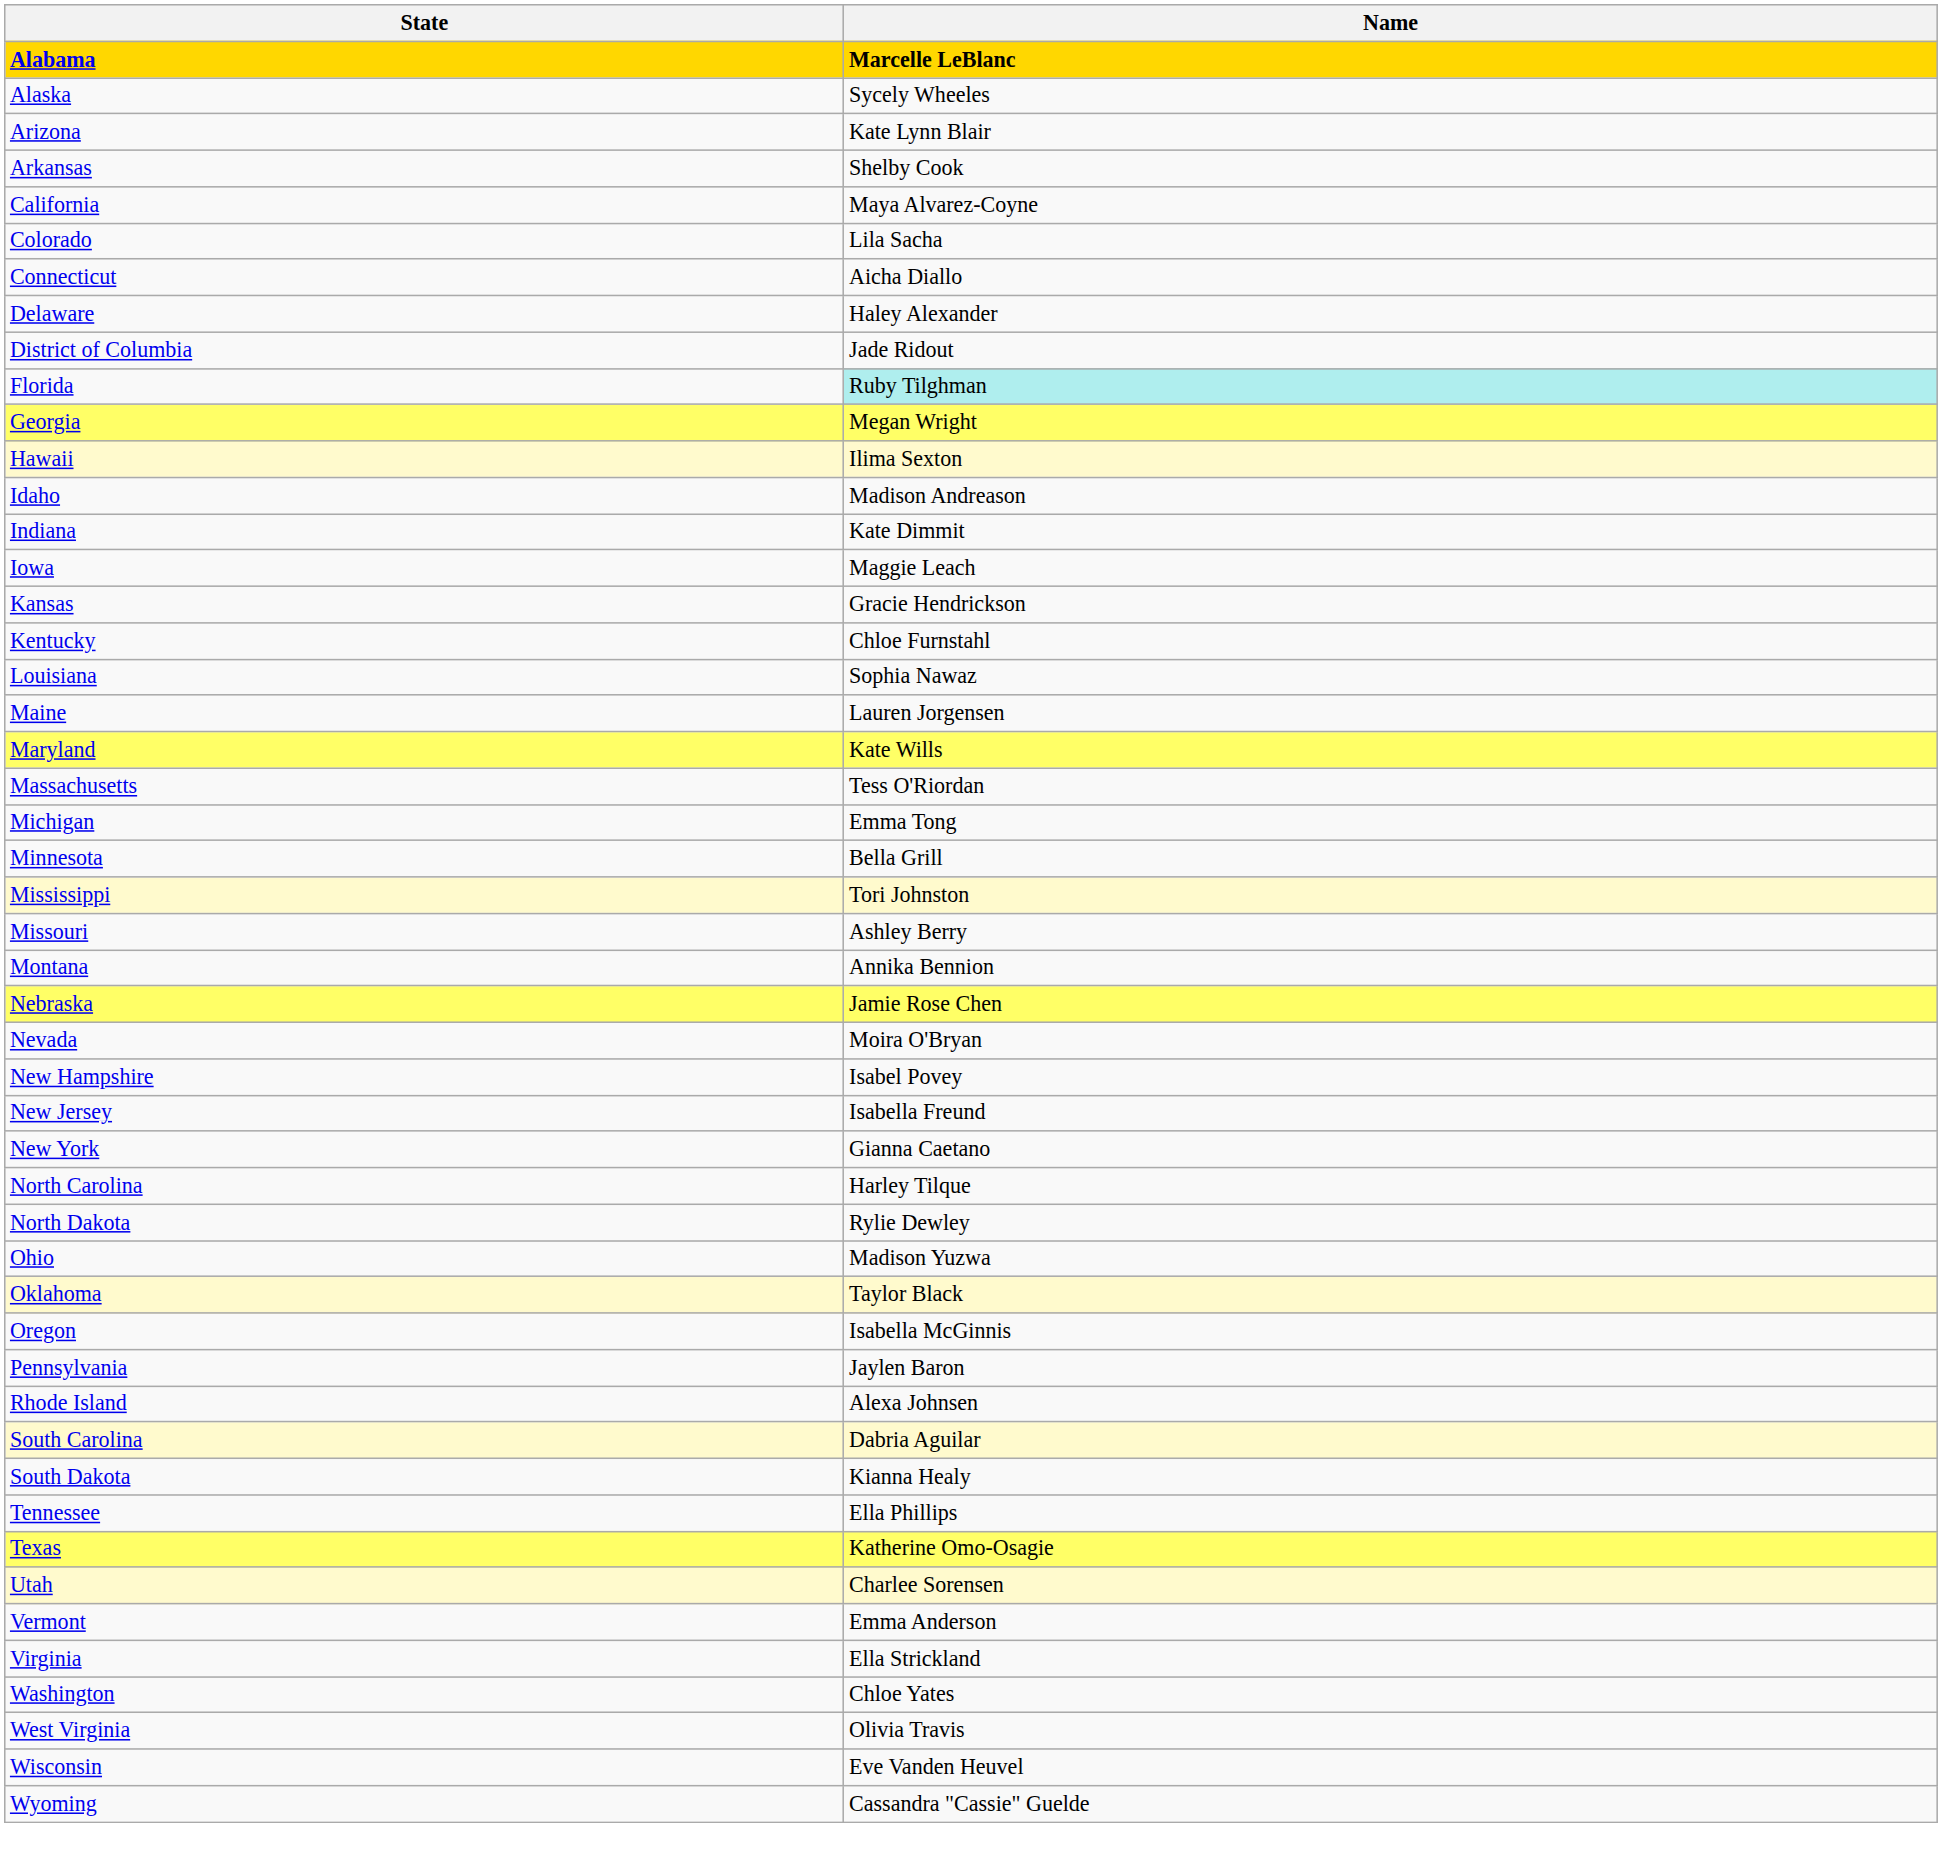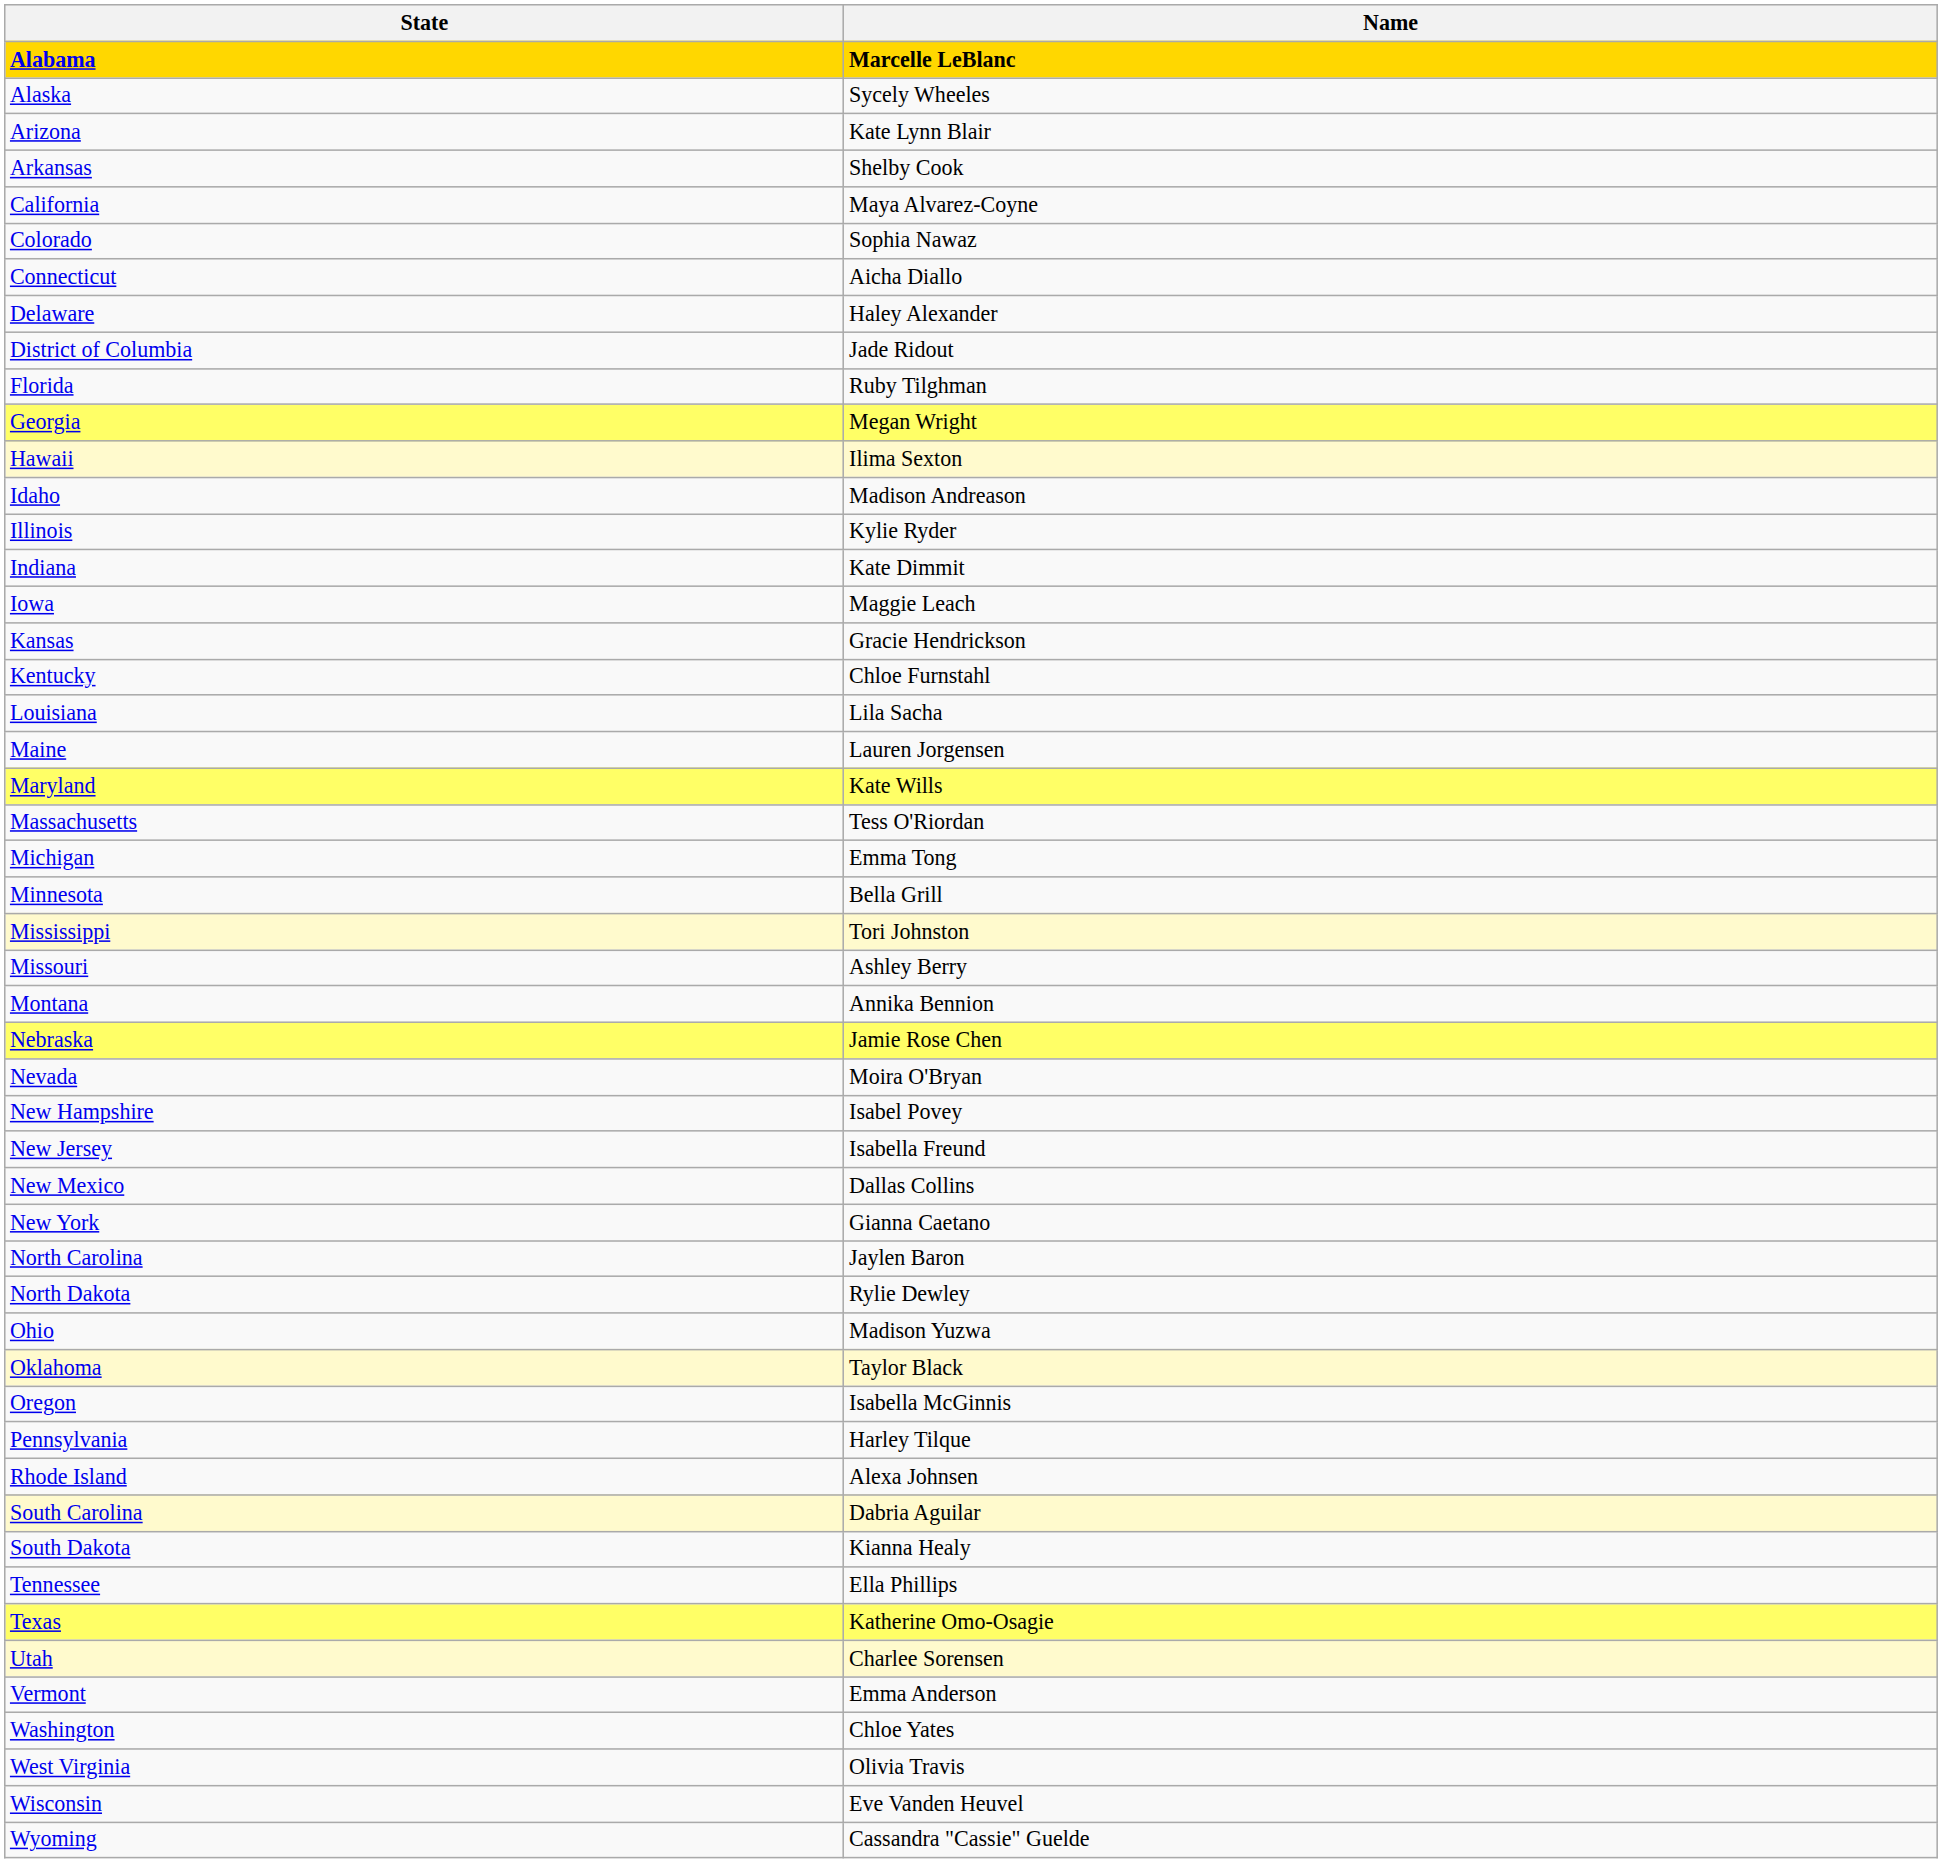(896, 241) Lila Sacha -> (913, 241) Sophia Nawaz
(918, 386) paleturquoise background -> (918, 386) no background
+ row: (41, 531)
(913, 677) Sophia Nawaz -> (896, 713) Lila Sacha
+ row: (67, 1185)
(910, 1185) Harley Tilque -> (907, 1258) Jaylen Baron
(907, 1367) Jaylen Baron -> (910, 1440) Harley Tilque
- row: (46, 1658)
